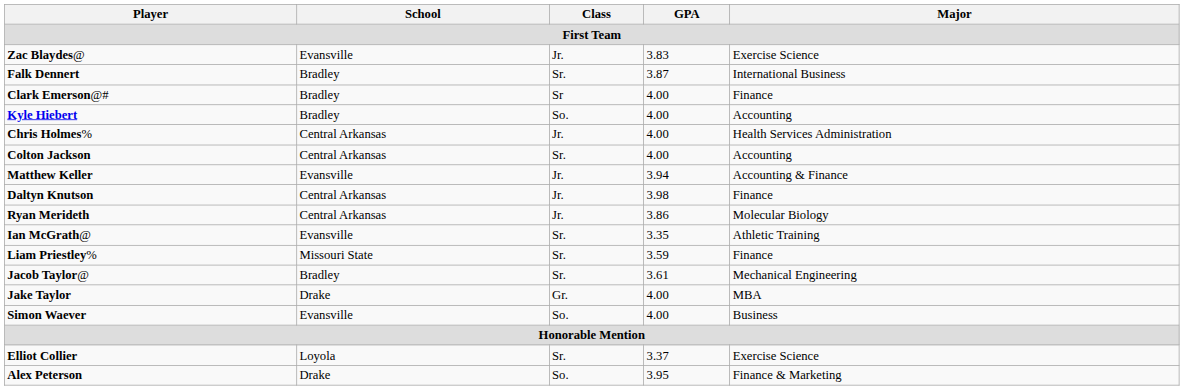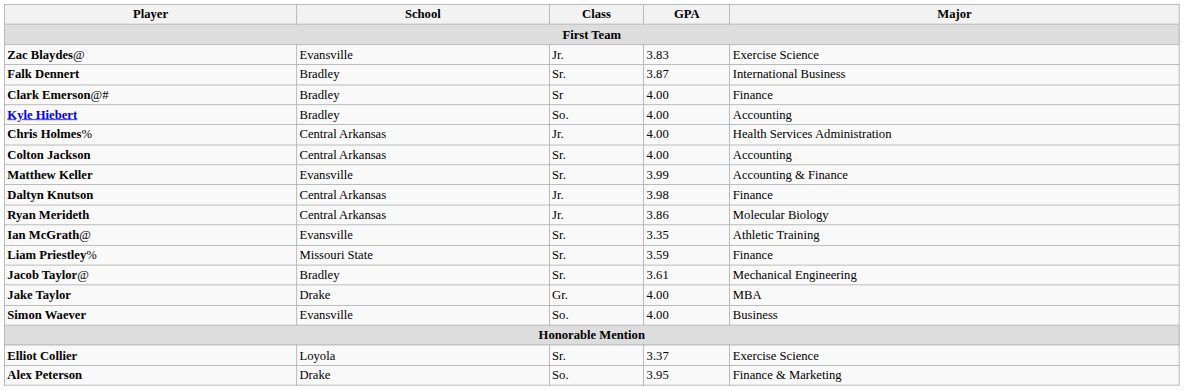(558, 174) Jr. -> (559, 174) Sr.
(658, 174) 3.94 -> (658, 174) 3.99
